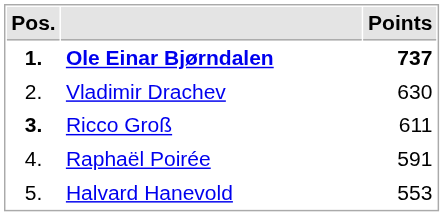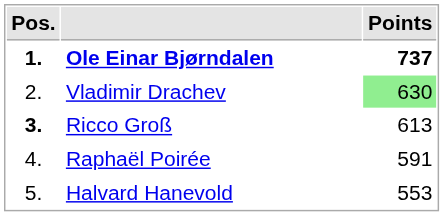(415, 92) no background -> (415, 92) lightgreen background
(416, 125) 611 -> (415, 125) 613
